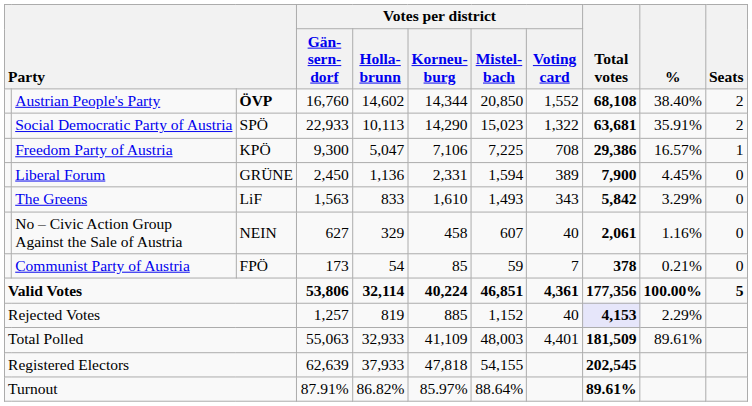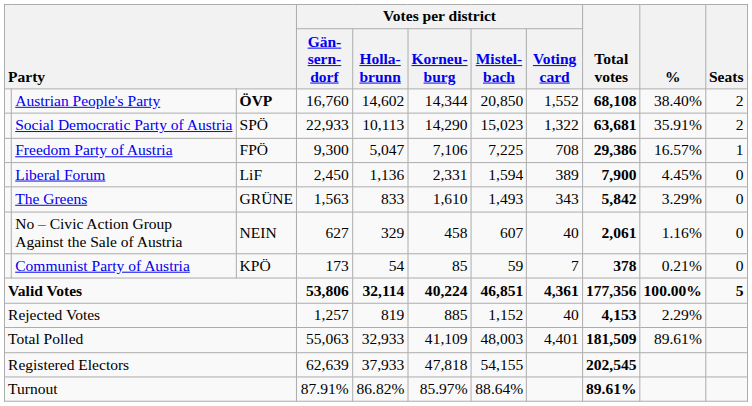(255, 150) KPÖ -> (254, 150) FPÖ
(266, 174) GRÜNE -> (251, 174) LiF
(251, 199) LiF -> (266, 199) GRÜNE
(254, 266) FPÖ -> (255, 266) KPÖ
(619, 315) lavender background -> (619, 315) no background
